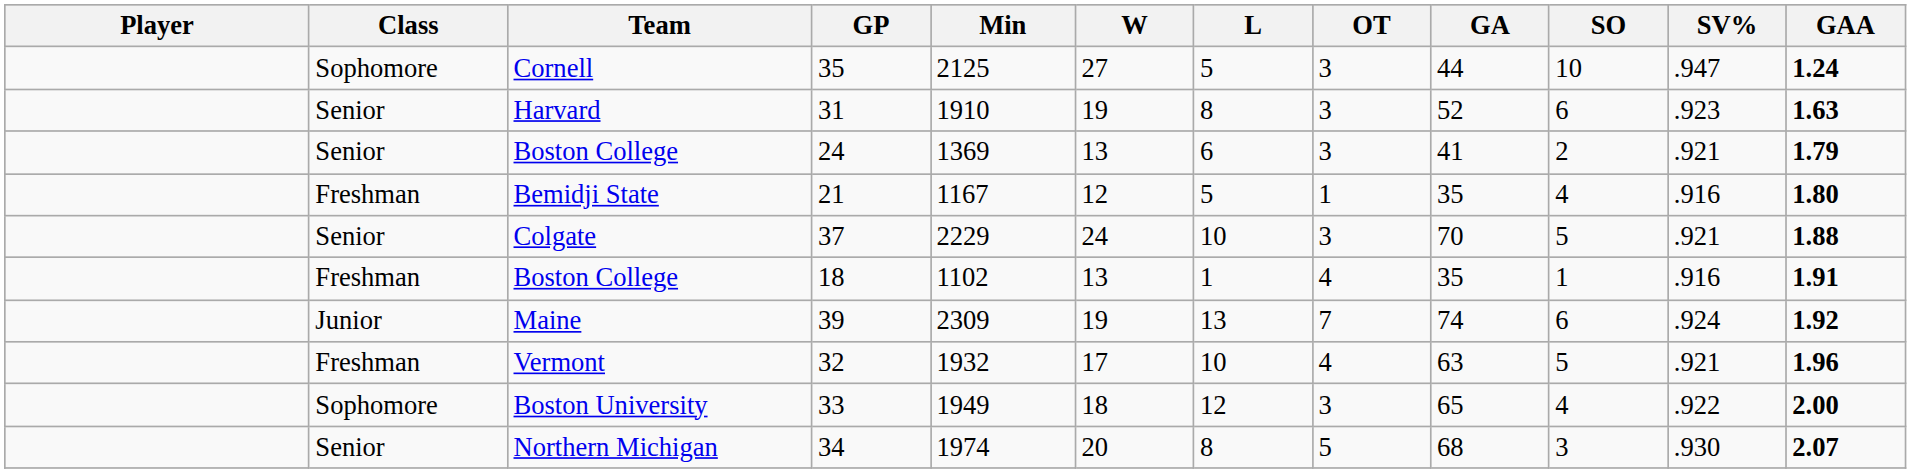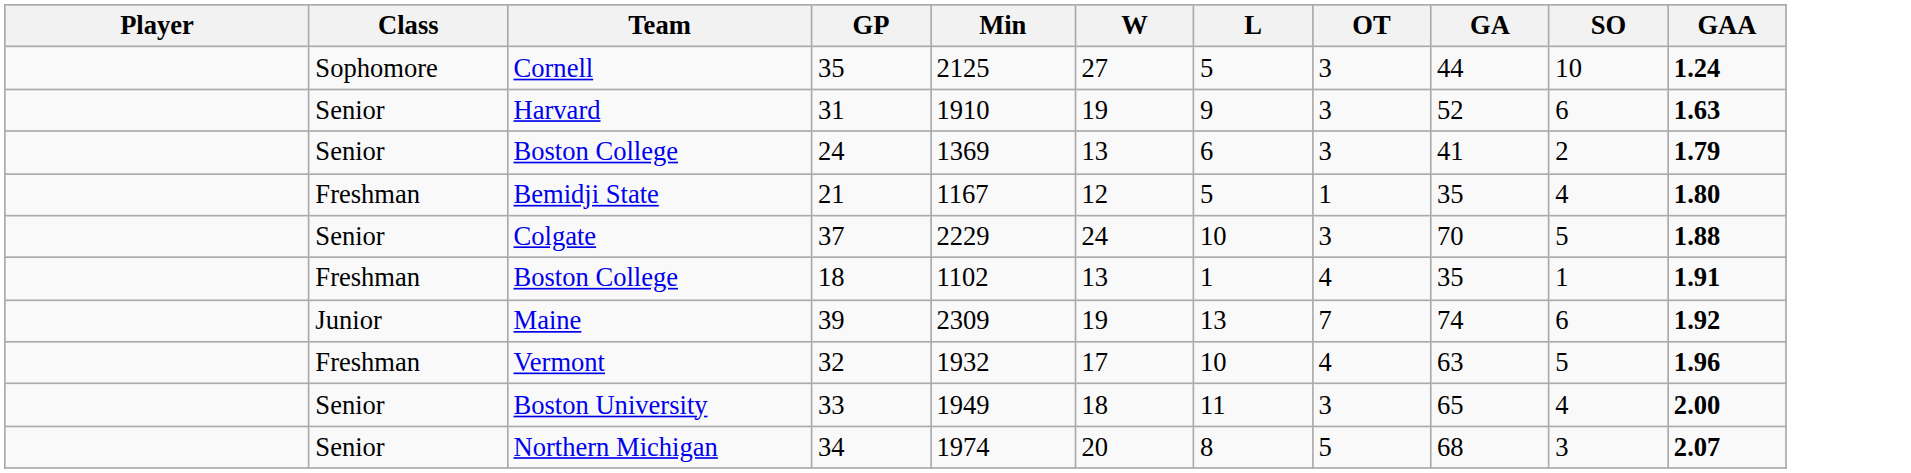- column: (1727, 25)
(1207, 109) 8 -> (1207, 109) 9
(377, 404) Sophomore -> (350, 404) Senior
(1213, 404) 12 -> (1213, 404) 11
